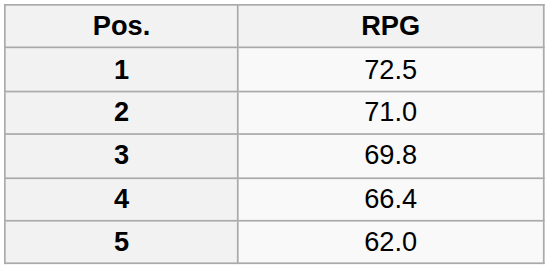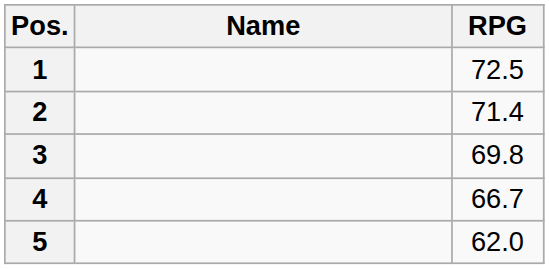+ column: (263, 26)
(391, 112) 71.0 -> (497, 112) 71.4
(391, 198) 66.4 -> (497, 198) 66.7
